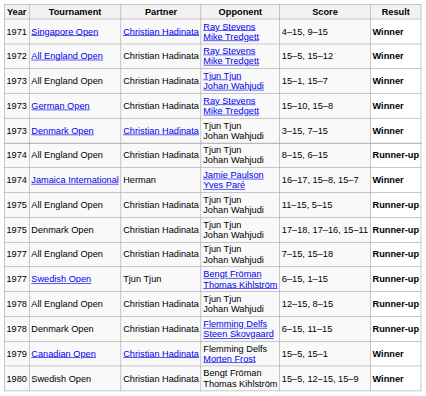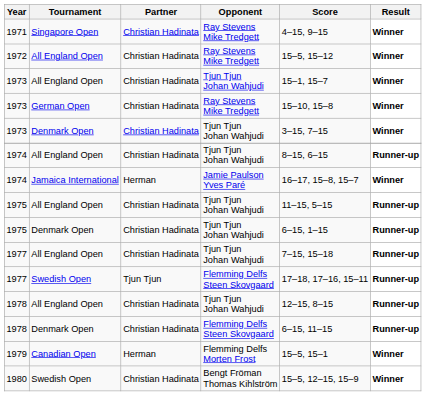(325, 230) 17–18, 17–16, 15–11 -> (305, 230) 6–15, 1–15
(240, 280) Bengt Fröman Thomas Kihlström -> (239, 280) Flemming Delfs Steen Skovgaard
(305, 280) 6–15, 1–15 -> (325, 280) 17–18, 17–16, 15–11
(161, 354) Christian Hadinata -> (140, 354) Herman
